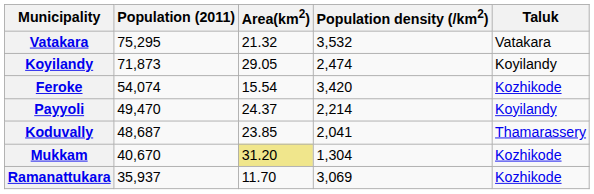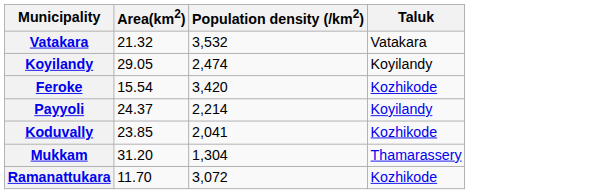- column: (176, 17)
(541, 132) Thamarassery -> (404, 132) Kozhikode
(259, 155) khaki background -> (135, 155) no background
(528, 155) Kozhikode -> (416, 155) Thamarassery
(334, 177) 3,069 -> (210, 177) 3,072
